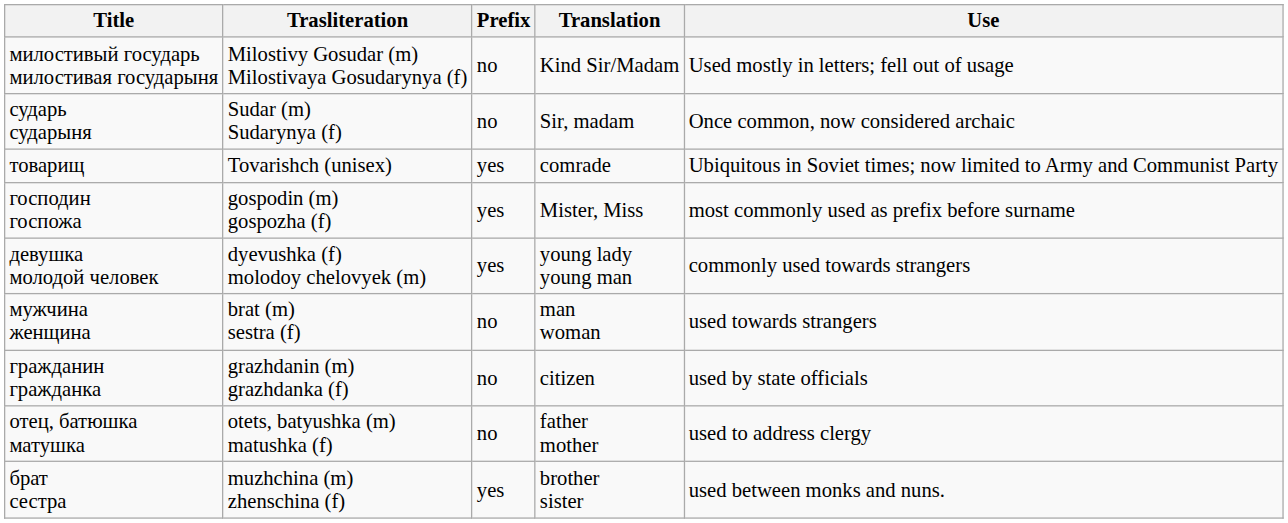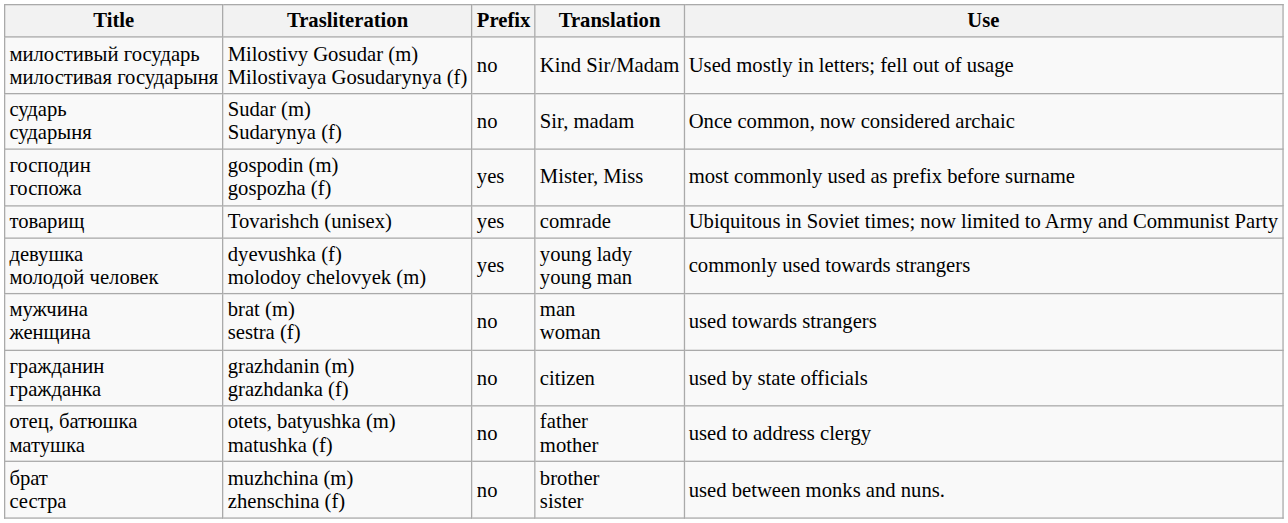rows swapped: (47, 165) <-> (50, 209)
(491, 489) yes -> (487, 489) no
